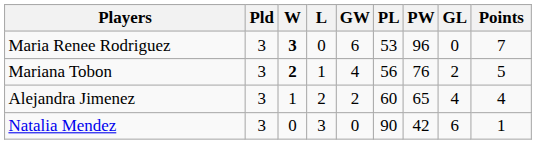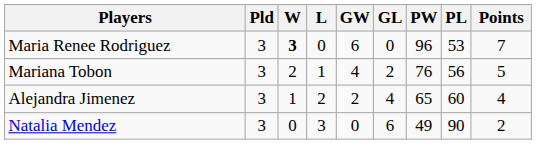columns swapped: (455, 17) <-> (389, 17)
(292, 71) bold -> (292, 71) normal
(421, 125) 42 -> (424, 125) 49
(501, 125) 1 -> (501, 125) 2
